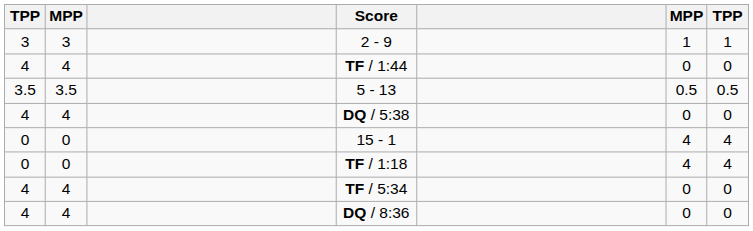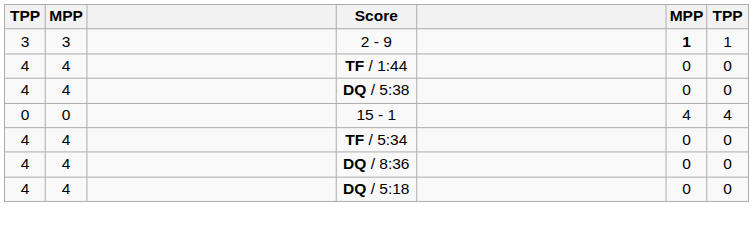(686, 41) normal -> (686, 41) bold
- row: (376, 90)
- row: (376, 164)
+ row: (376, 189)
